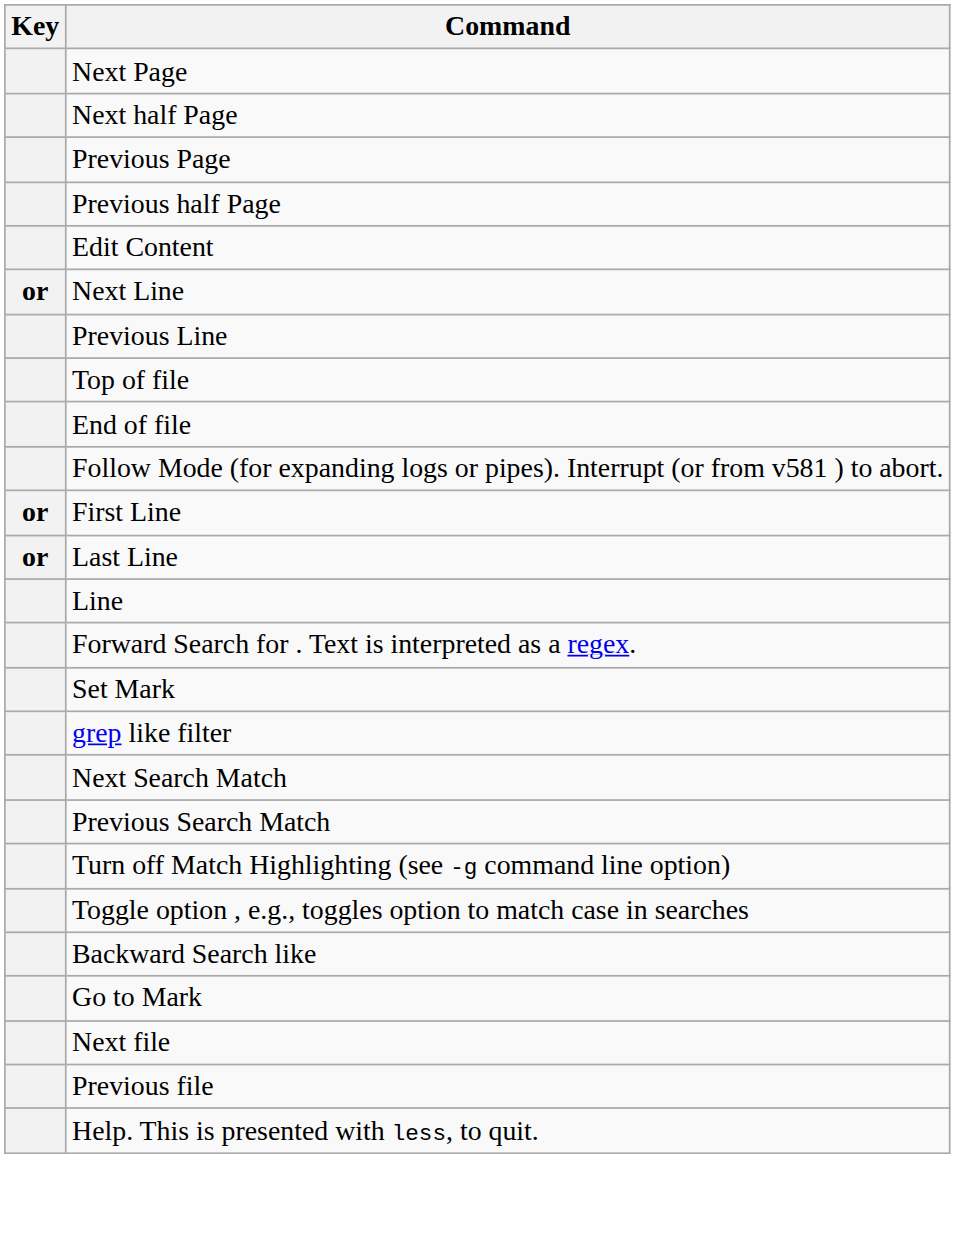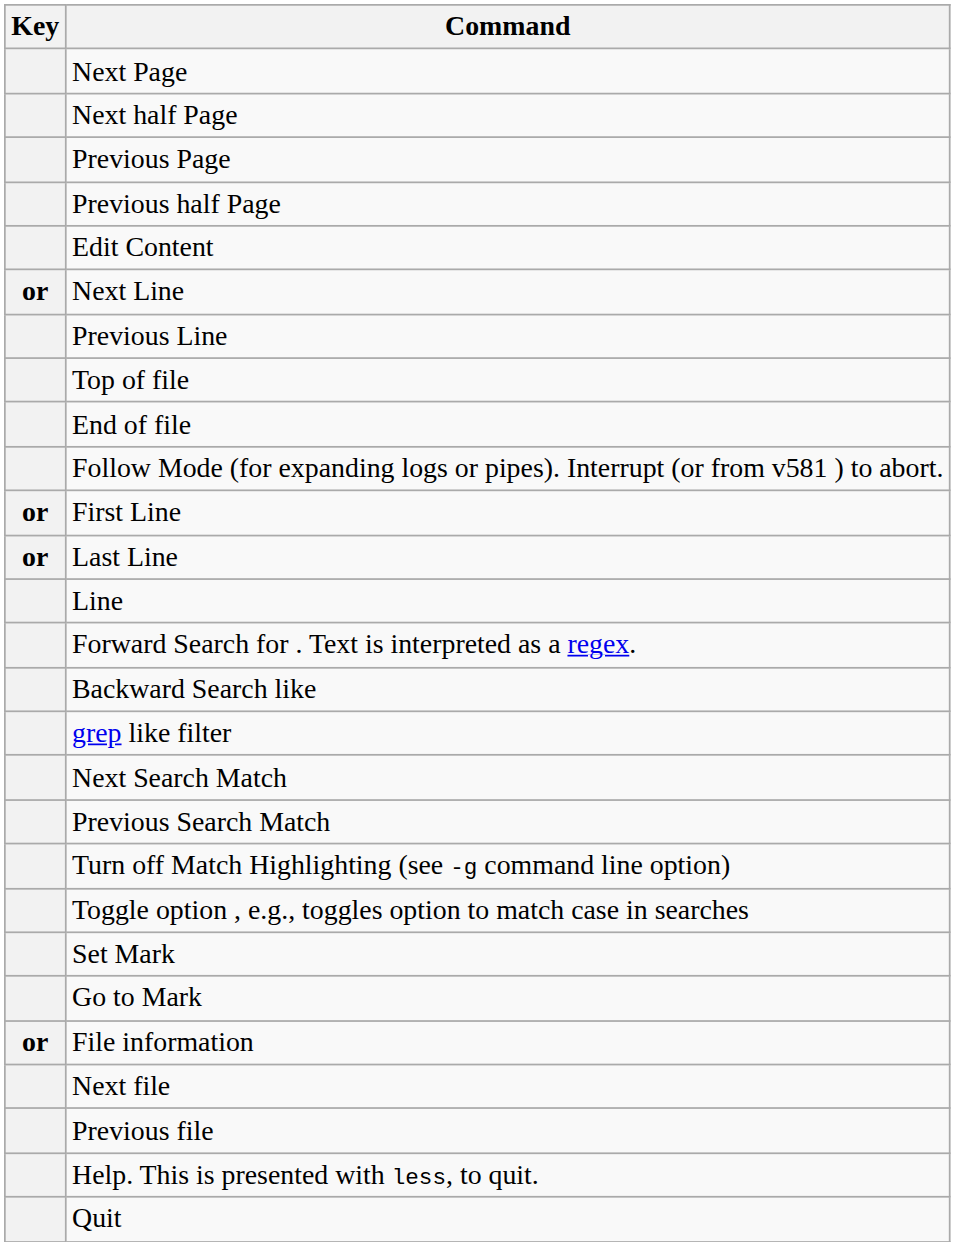rows swapped: (194, 953) <-> (123, 688)
+ row: (163, 1042)
+ row: (97, 1218)
